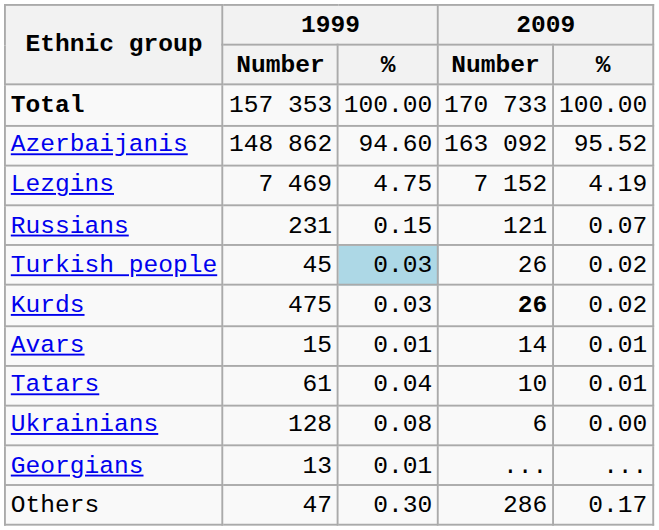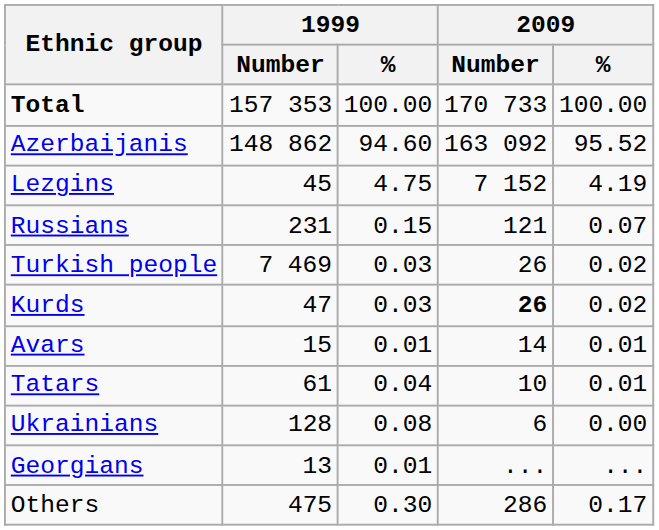(295, 185) 7 469 -> (317, 185) 45
(317, 265) 45 -> (295, 265) 7 469
(403, 265) lightblue background -> (403, 265) no background
(310, 305) 475 -> (317, 305) 47
(317, 505) 47 -> (310, 505) 475
